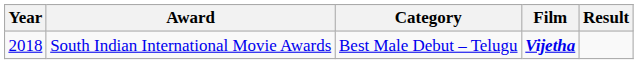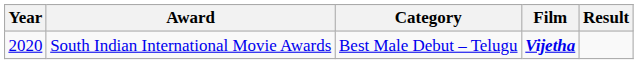(25, 44) 2018 -> (25, 44) 2020
